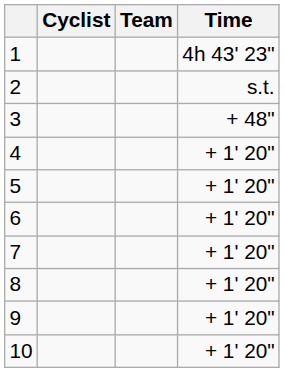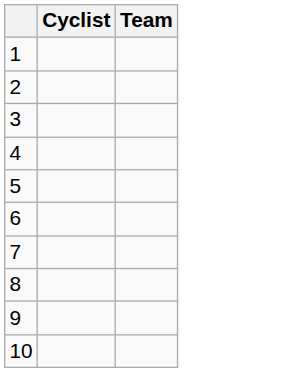- column: (228, 20)
